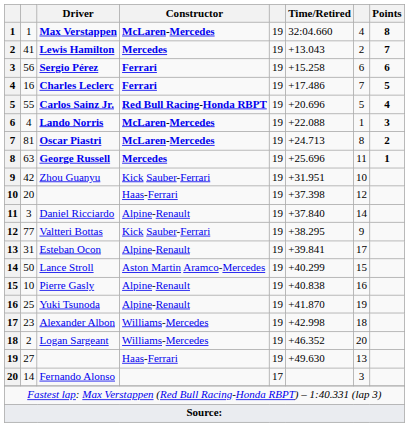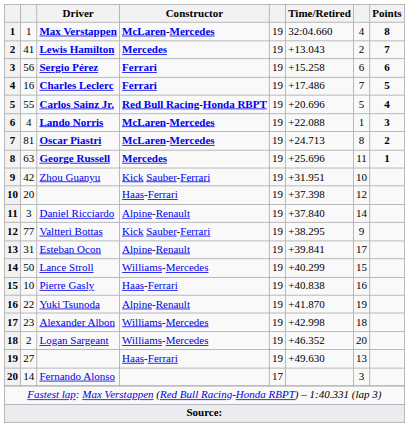(194, 267) Aston Martin Aramco-Mercedes -> (165, 267) Williams-Mercedes
(156, 285) Alpine-Renault -> (150, 285) Haas-Ferrari
(29, 303) 25 -> (29, 303) 22
